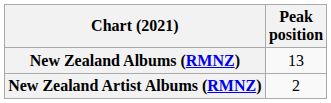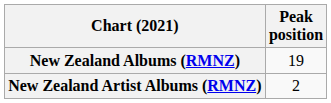(296, 60) 13 -> (296, 60) 19
